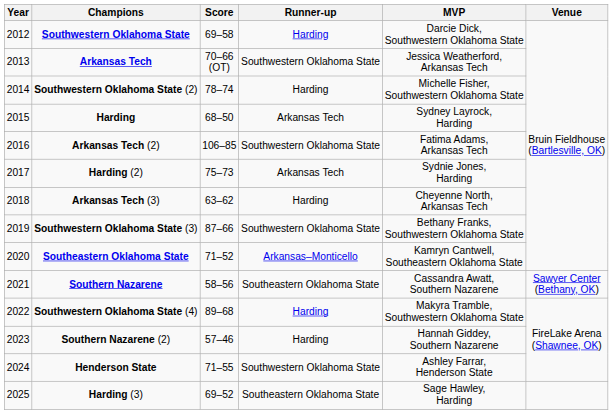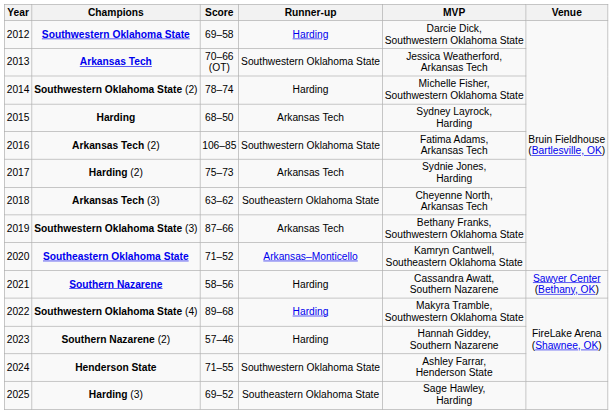(311, 201) Harding -> (311, 201) Southeastern Oklahoma State
(311, 228) Southwestern Oklahoma State -> (311, 228) Arkansas Tech
(311, 284) Southeastern Oklahoma State -> (311, 284) Harding
